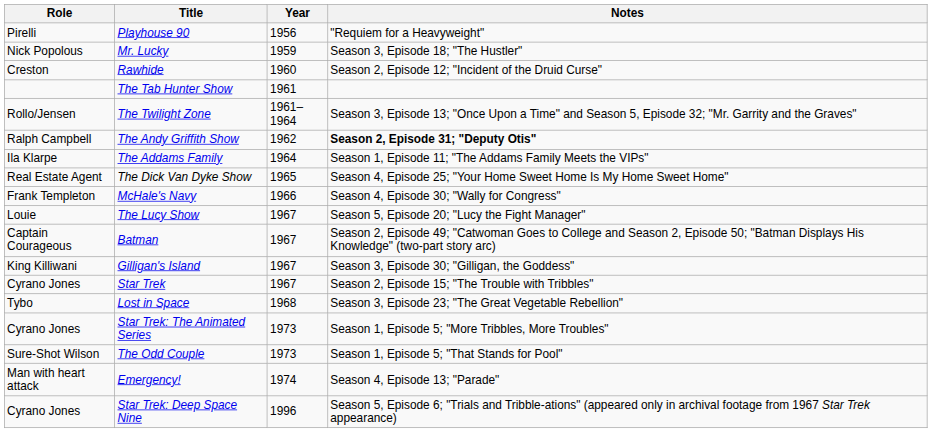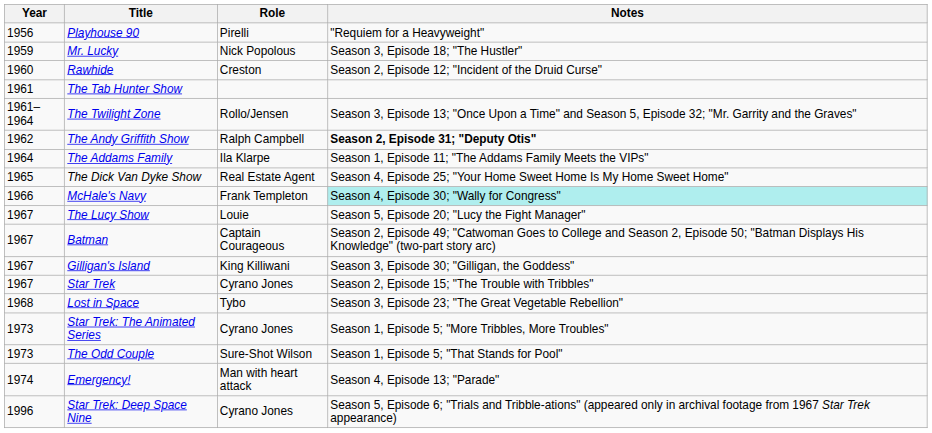columns swapped: (297, 13) <-> (60, 13)
(445, 196) no background -> (445, 196) paleturquoise background
